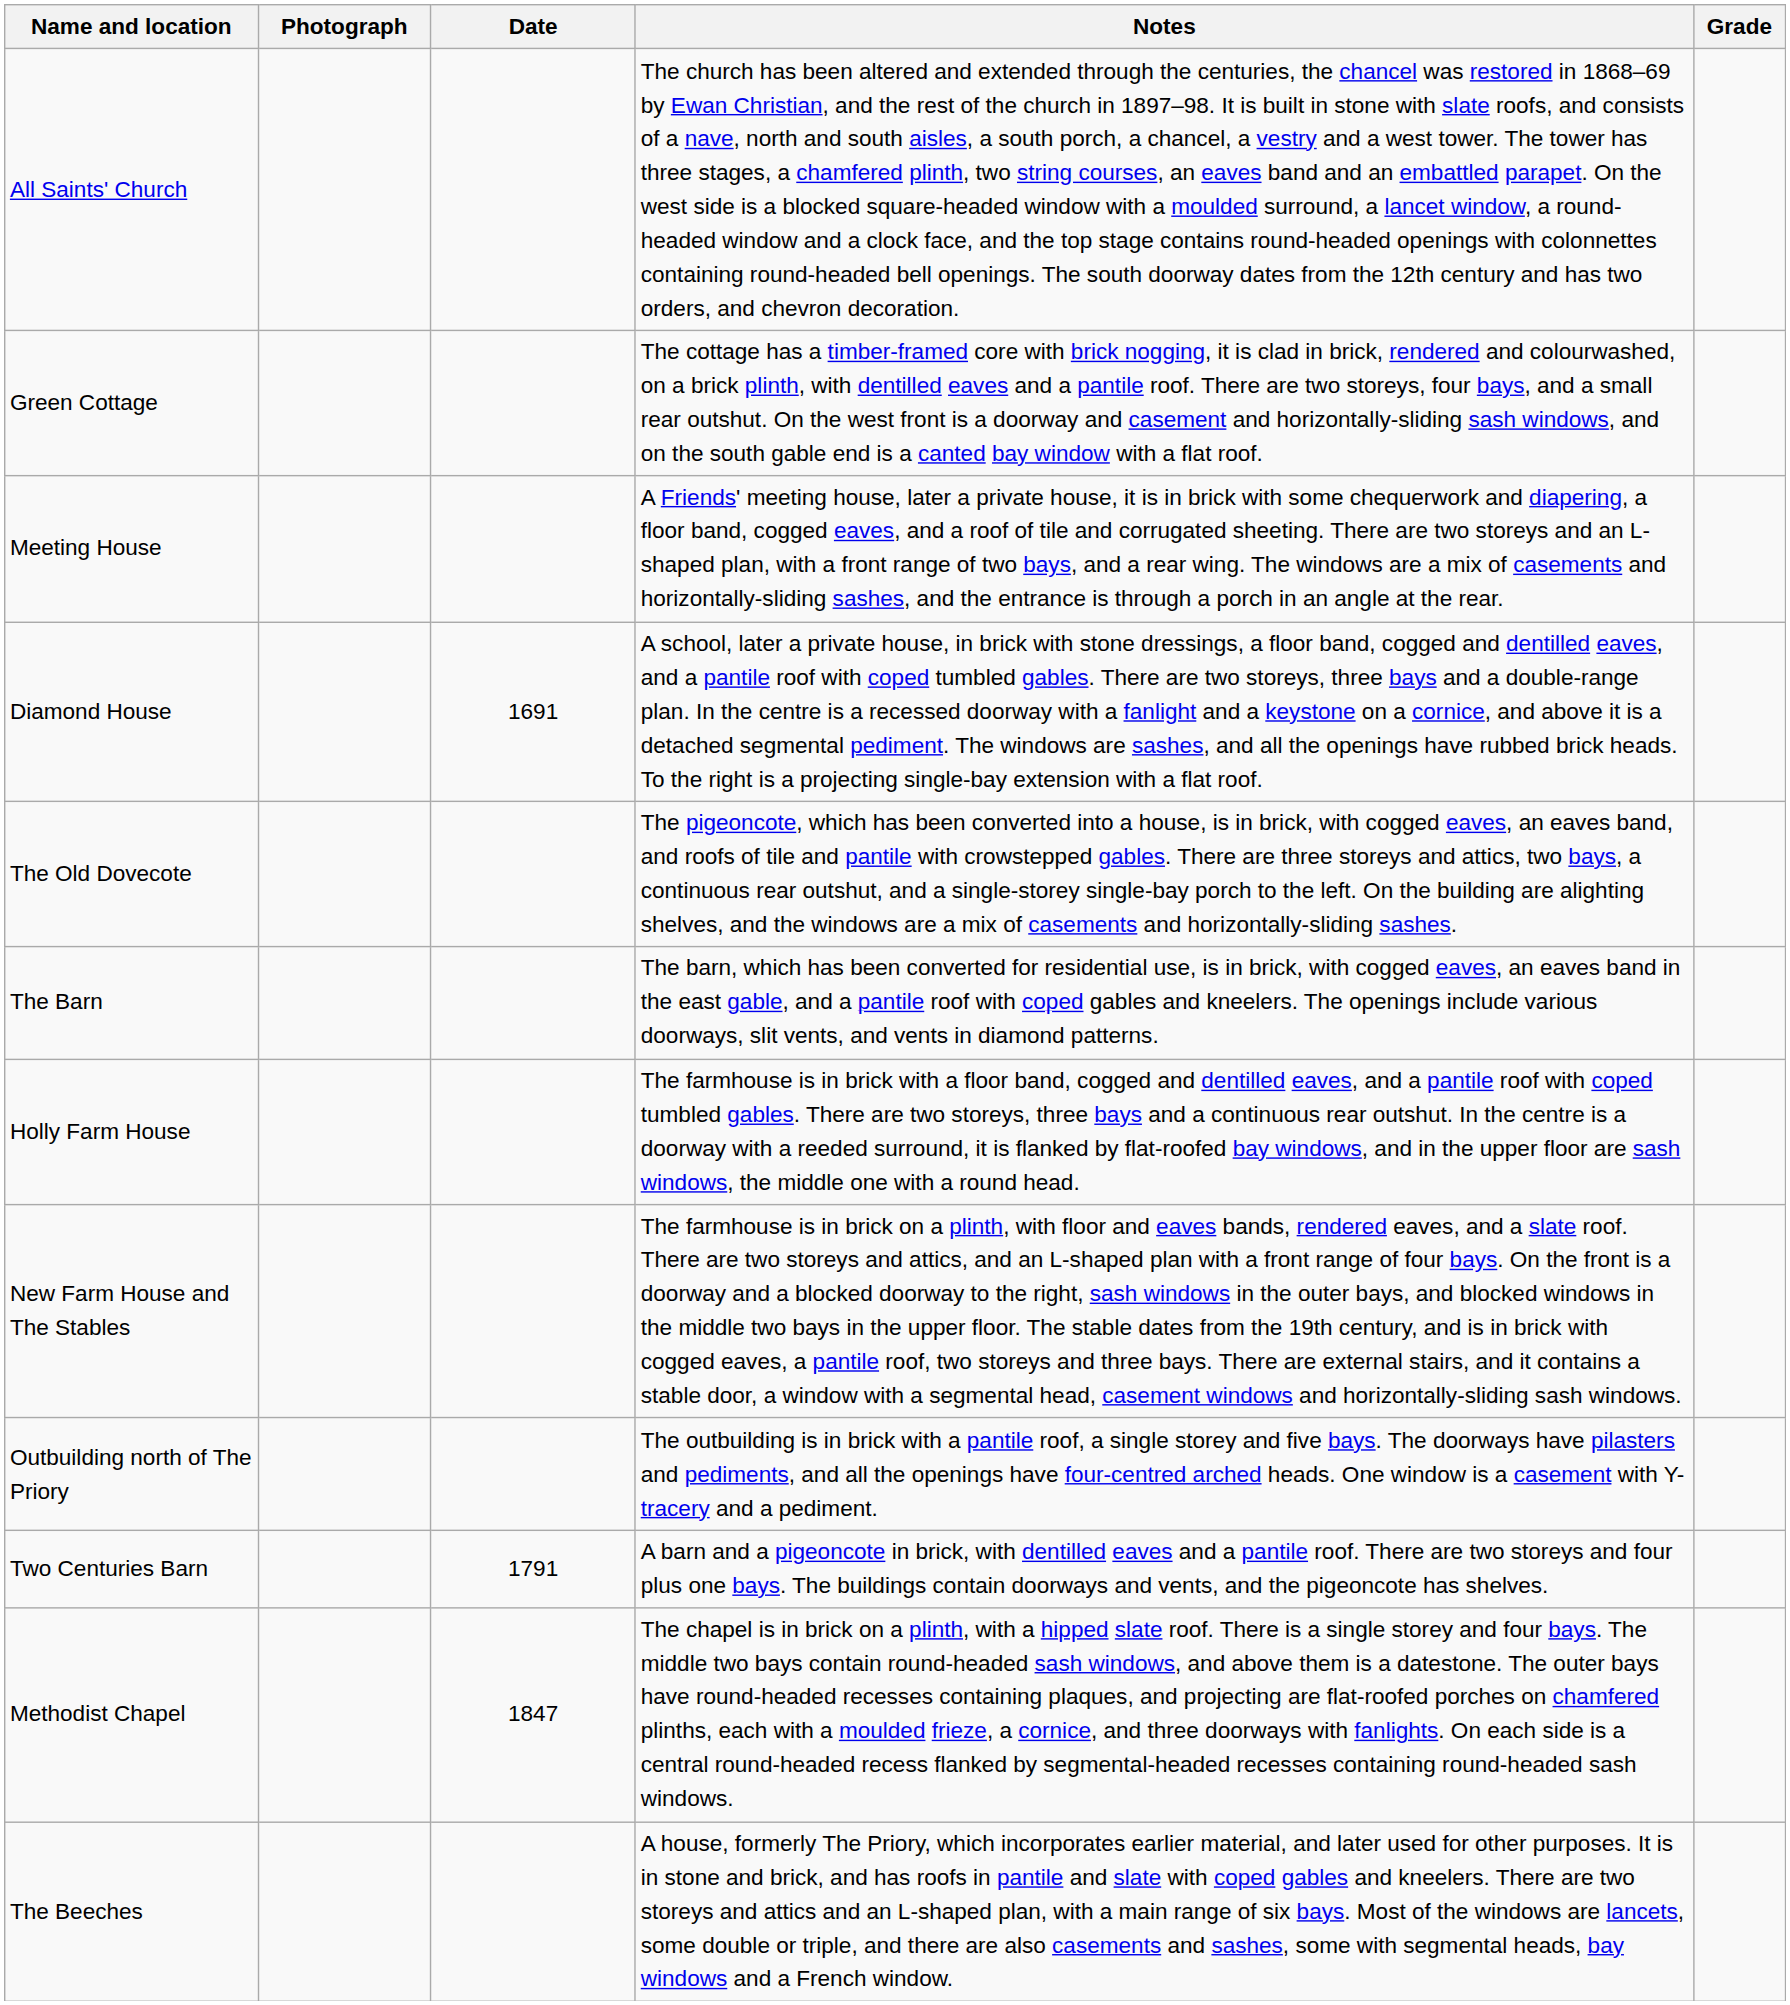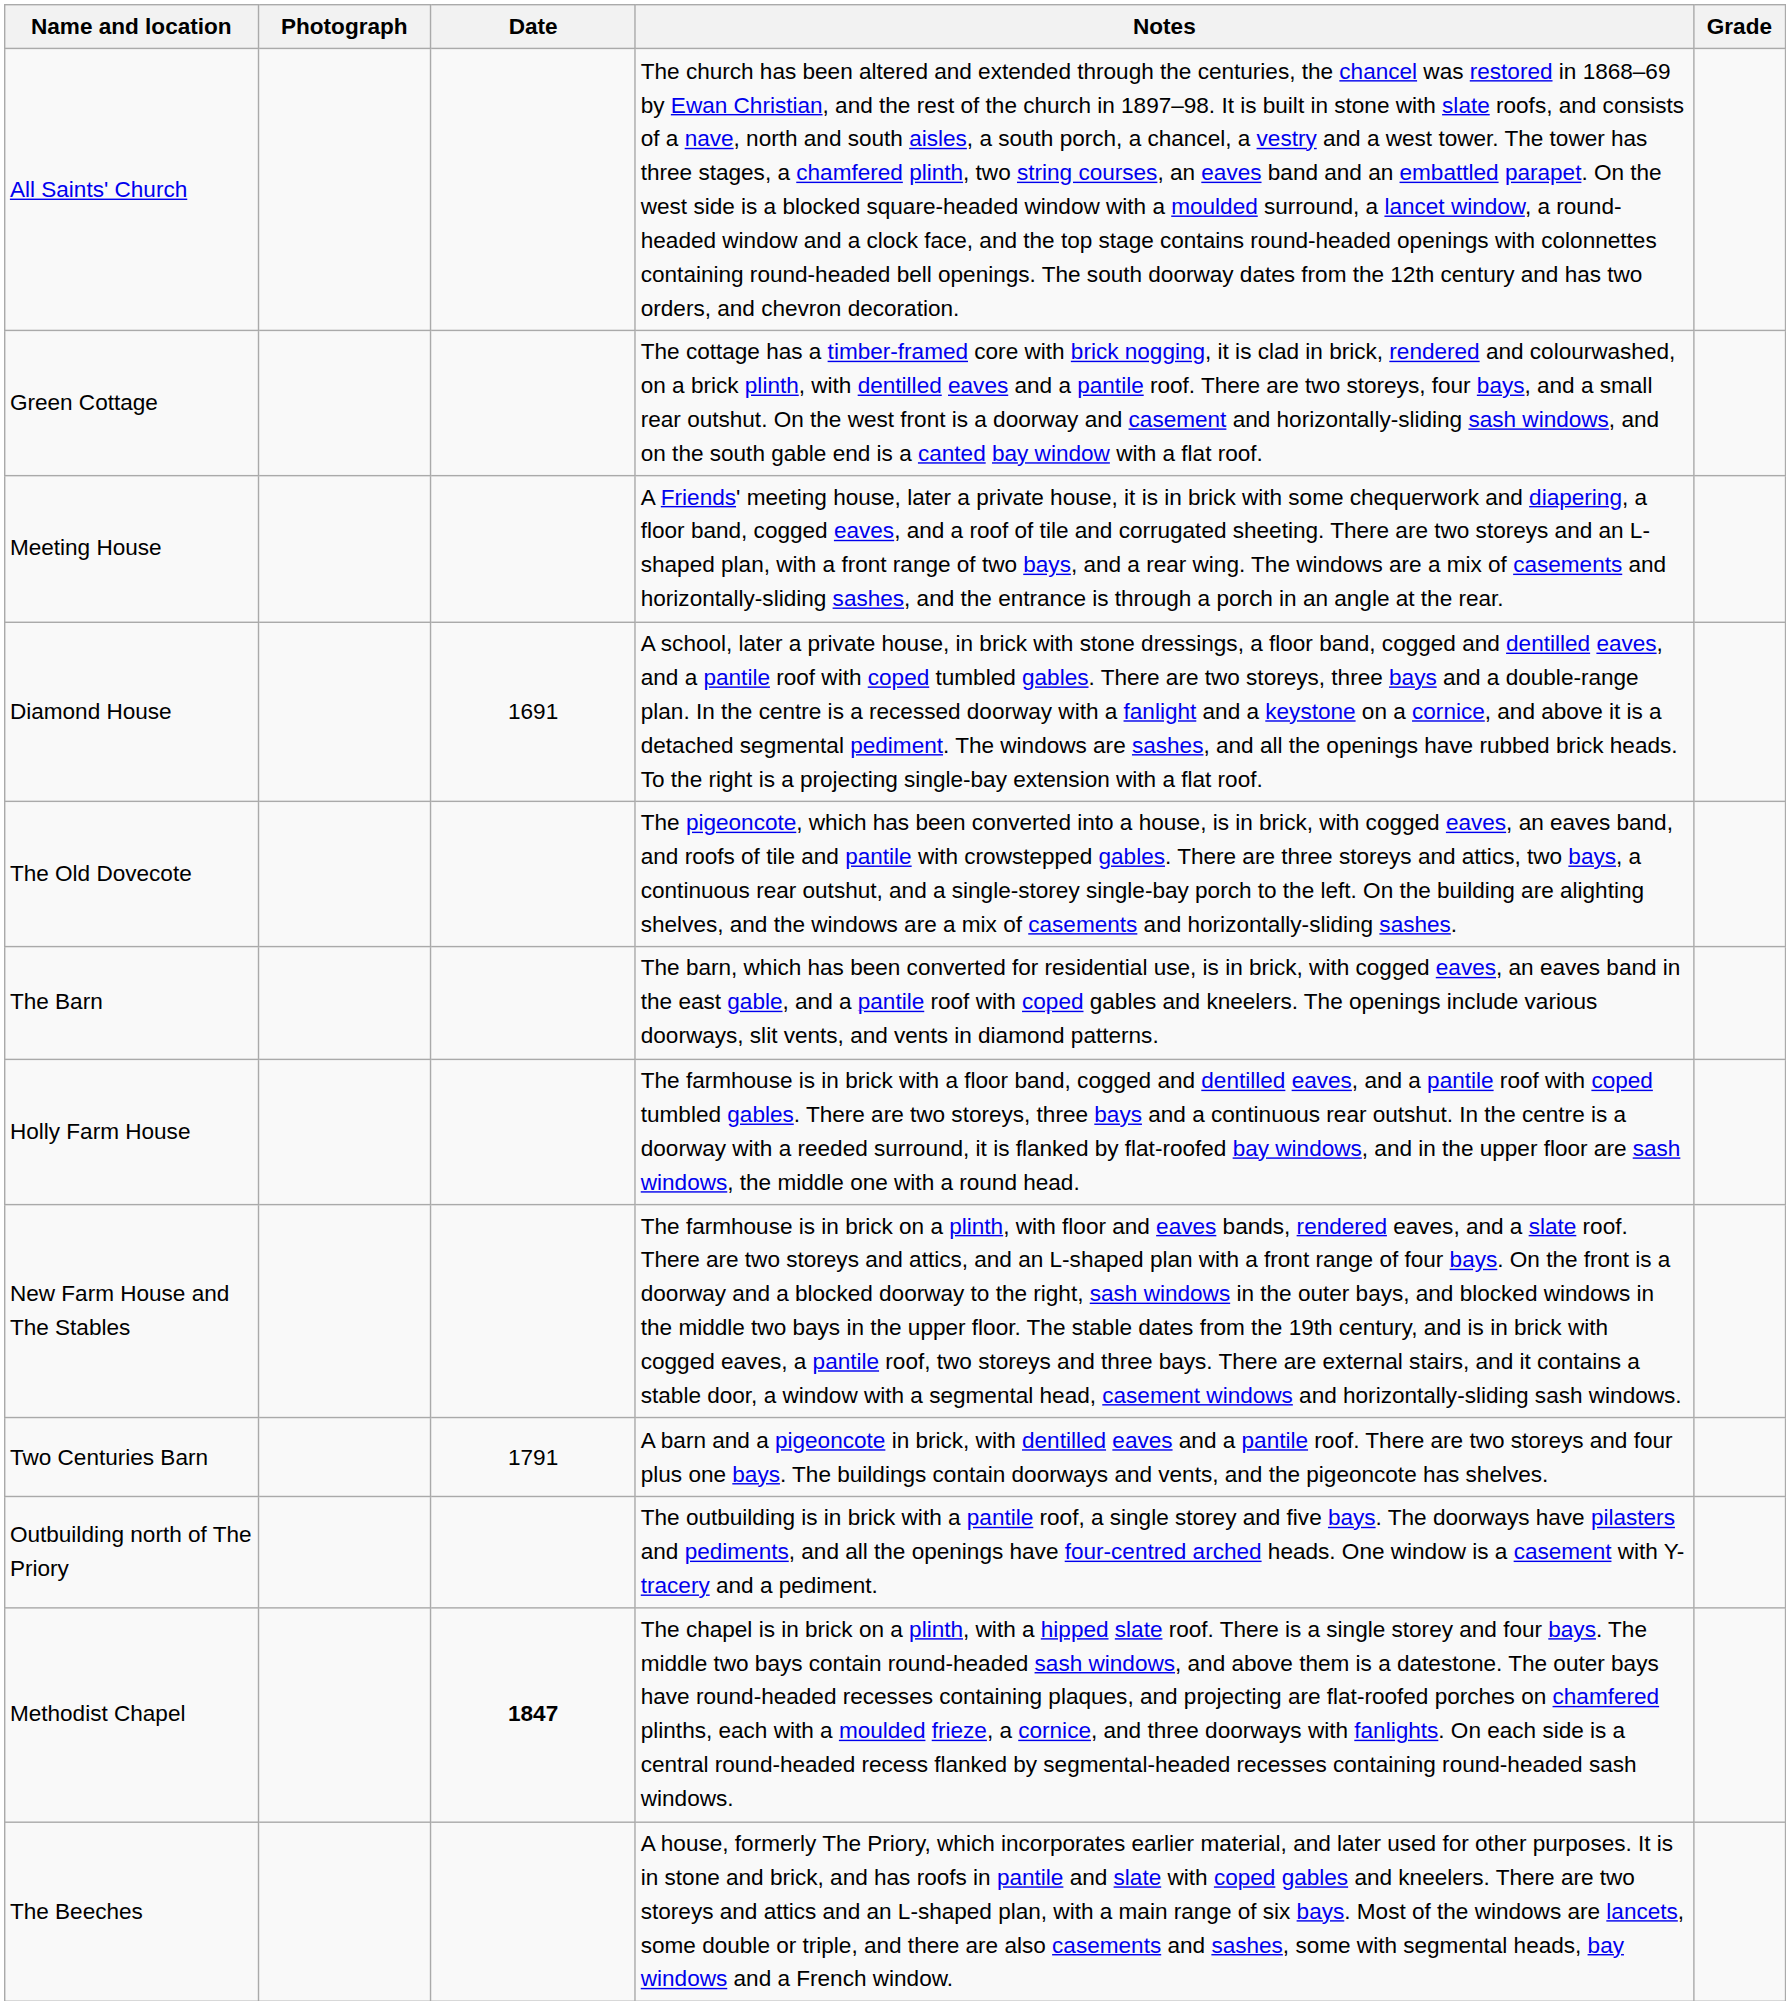rows swapped: (109, 1568) <-> (131, 1473)
(533, 1714) normal -> (533, 1714) bold
